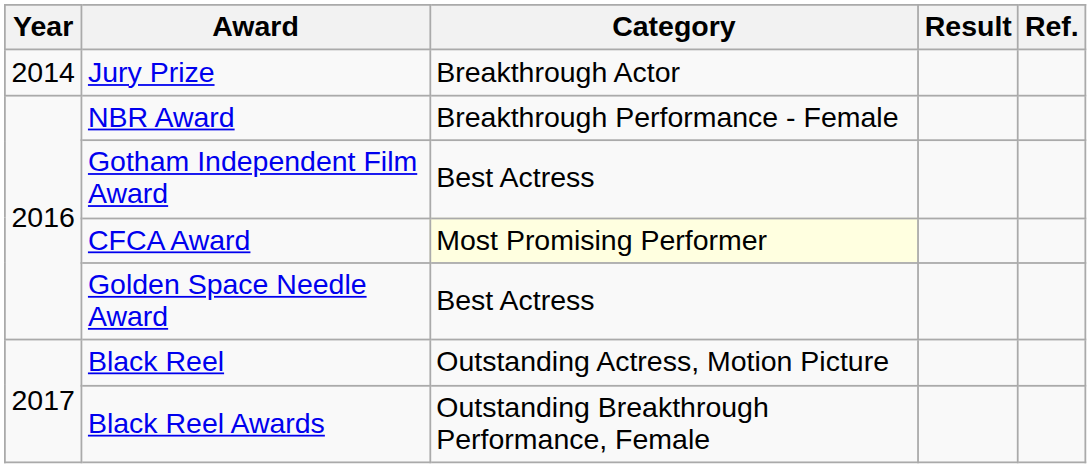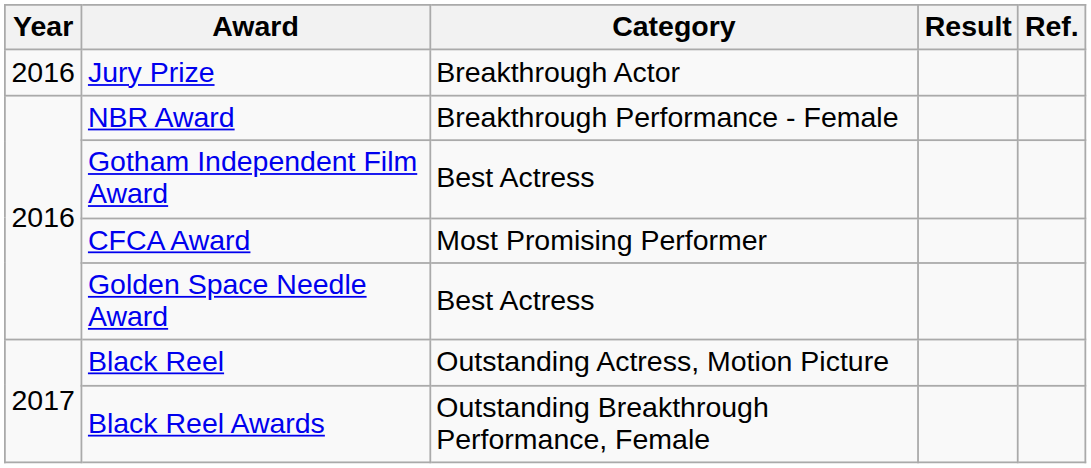(43, 72) 2014 -> (43, 72) 2016
(602, 239) lightyellow background -> (602, 239) no background
